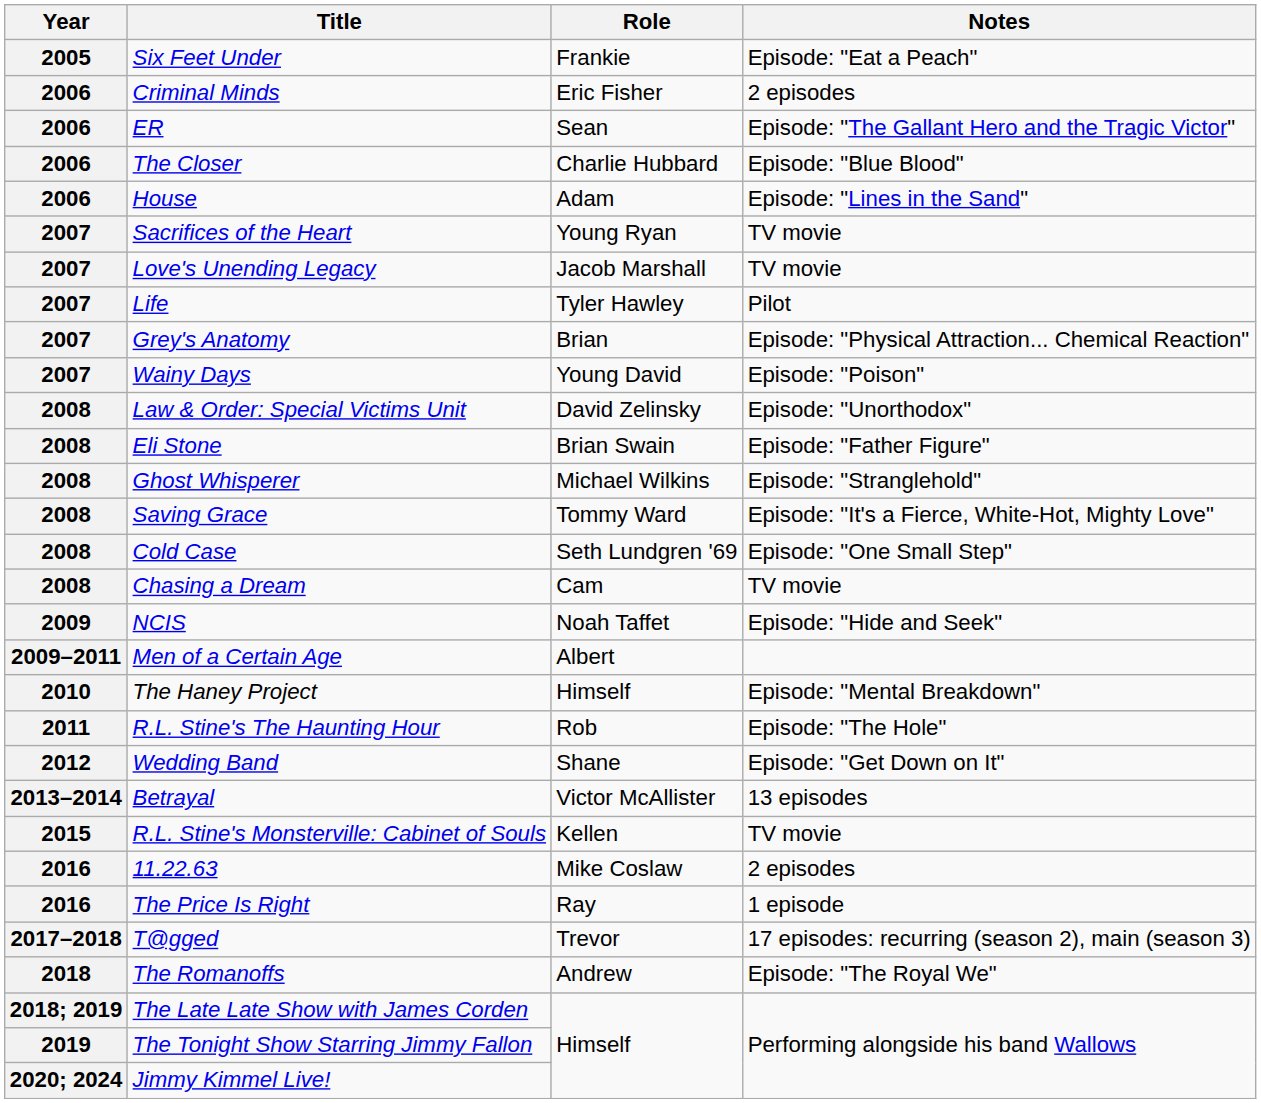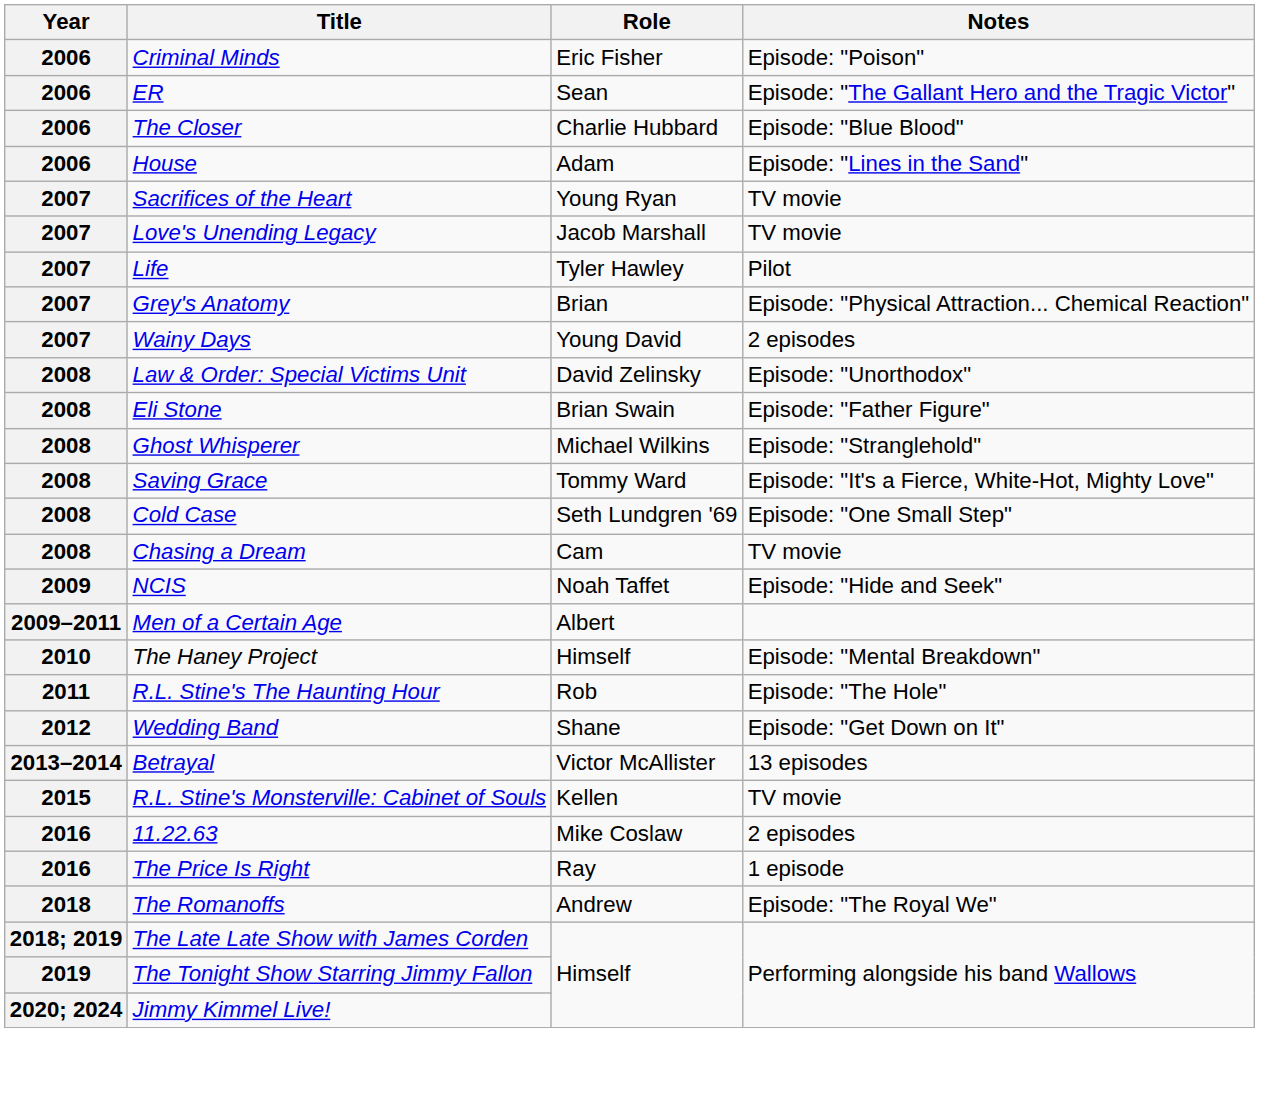- row: (207, 57)
(801, 92) 2 episodes -> (836, 57) Episode: "Poison"
(836, 374) Episode: "Poison" -> (801, 339) 2 episodes
- row: (175, 939)
